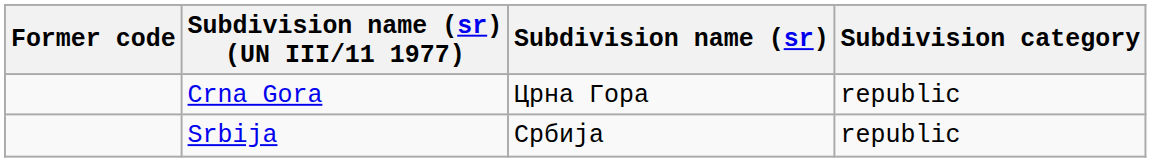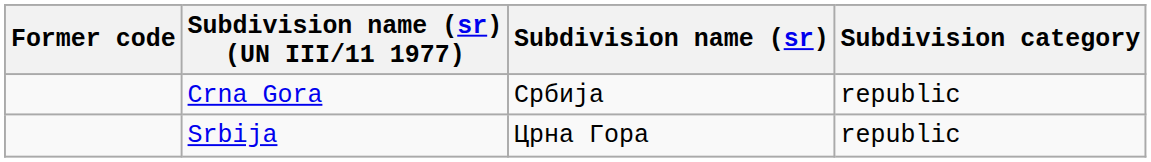(581, 95) Црна Гора -> (559, 95) Србија
(559, 135) Србија -> (581, 135) Црна Гора
